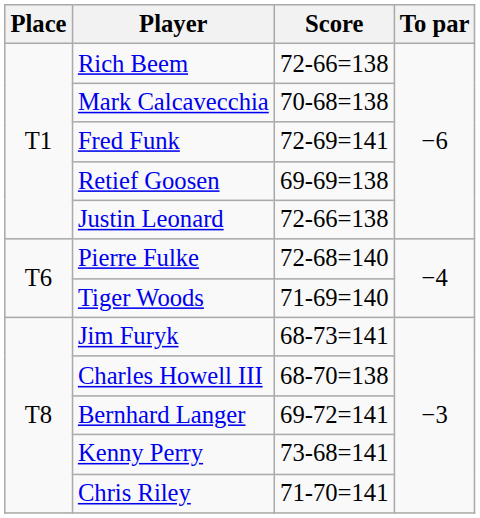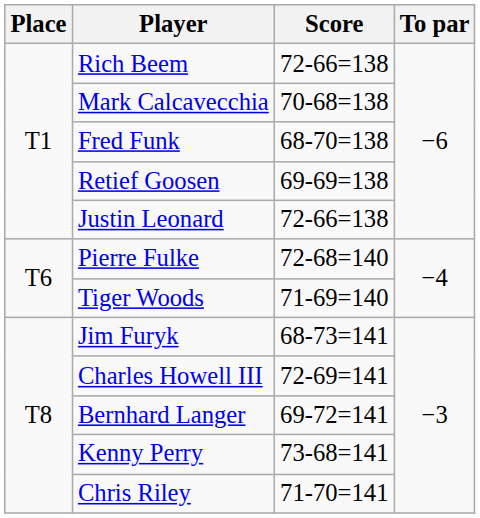(334, 141) 72-69=141 -> (334, 141) 68-70=138
(334, 375) 68-70=138 -> (334, 375) 72-69=141
